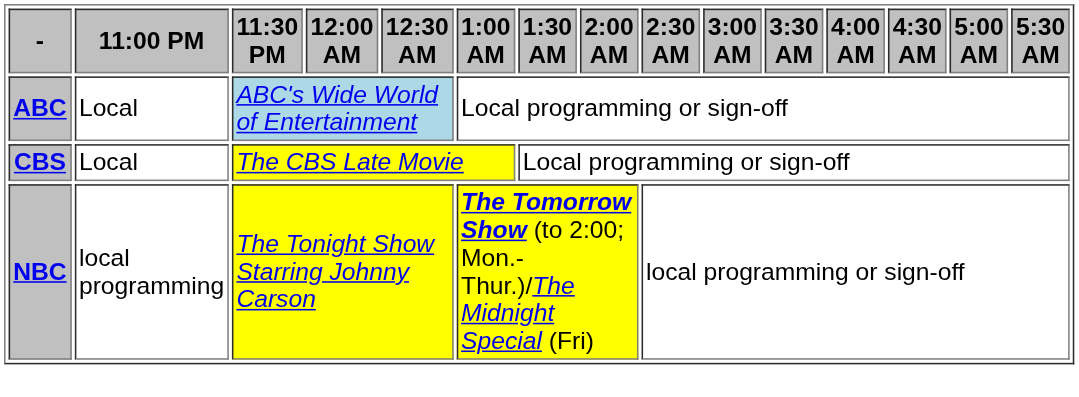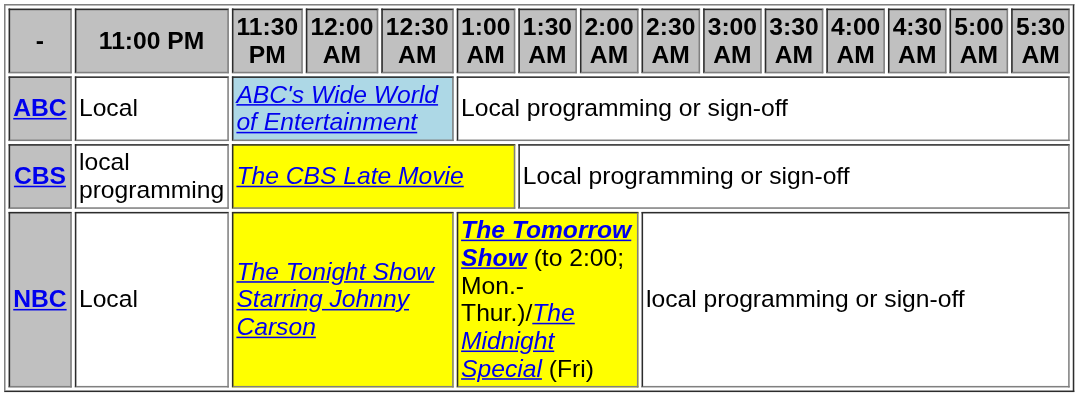(108, 162) Local -> (152, 176) local programming
(152, 271) local programming -> (108, 299) Local
